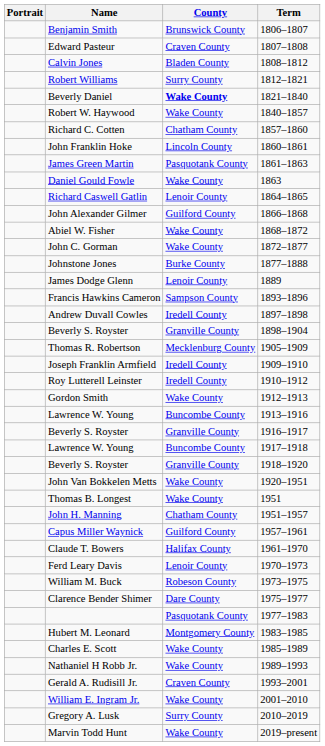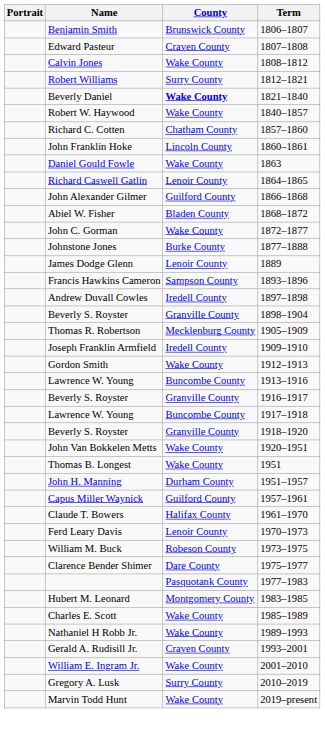(197, 63) Bladen County -> (194, 63) Wake County
- row: (91, 163)
(194, 230) Wake County -> (197, 213) Bladen County
- row: (95, 381)
(201, 515) Chatham County -> (200, 481) Durham County
